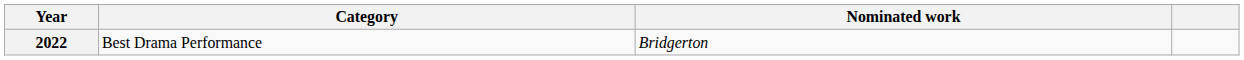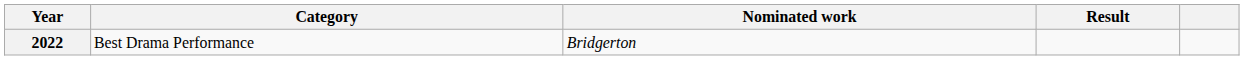+ column: (1108, 17)
